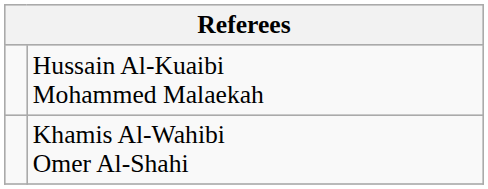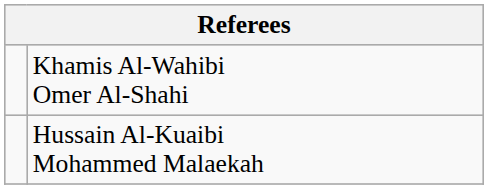rows swapped: (129, 149) <-> (148, 79)
